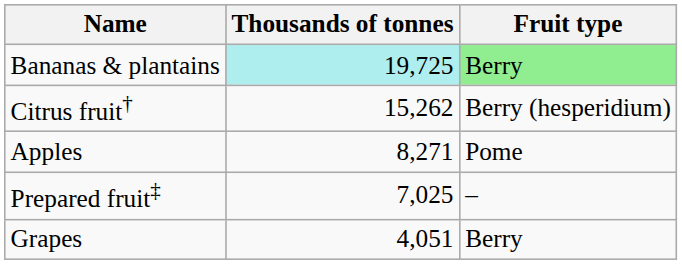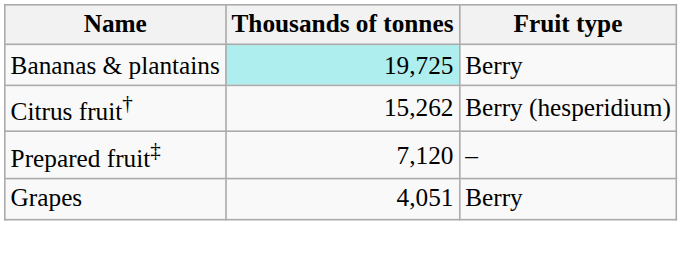(494, 64) lightgreen background -> (494, 64) no background
- row: (46, 151)
(425, 195) 7,025 -> (425, 155) 7,120
